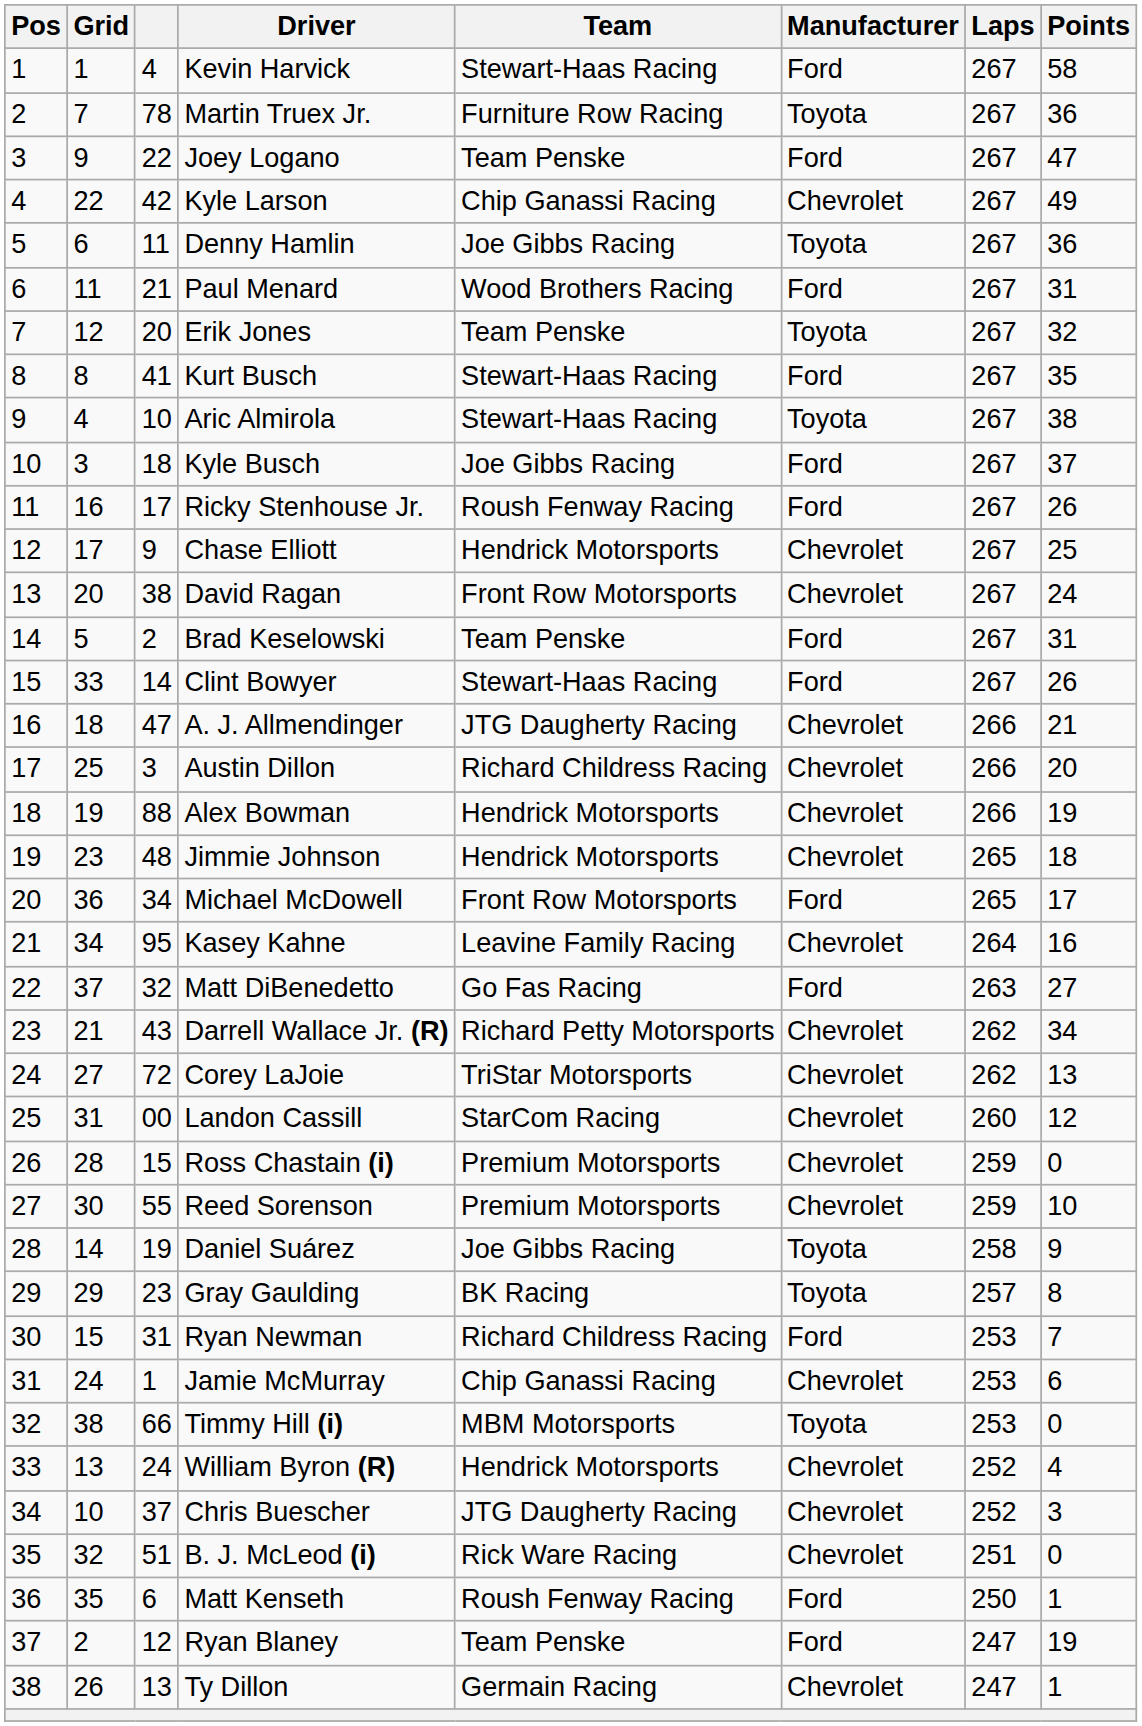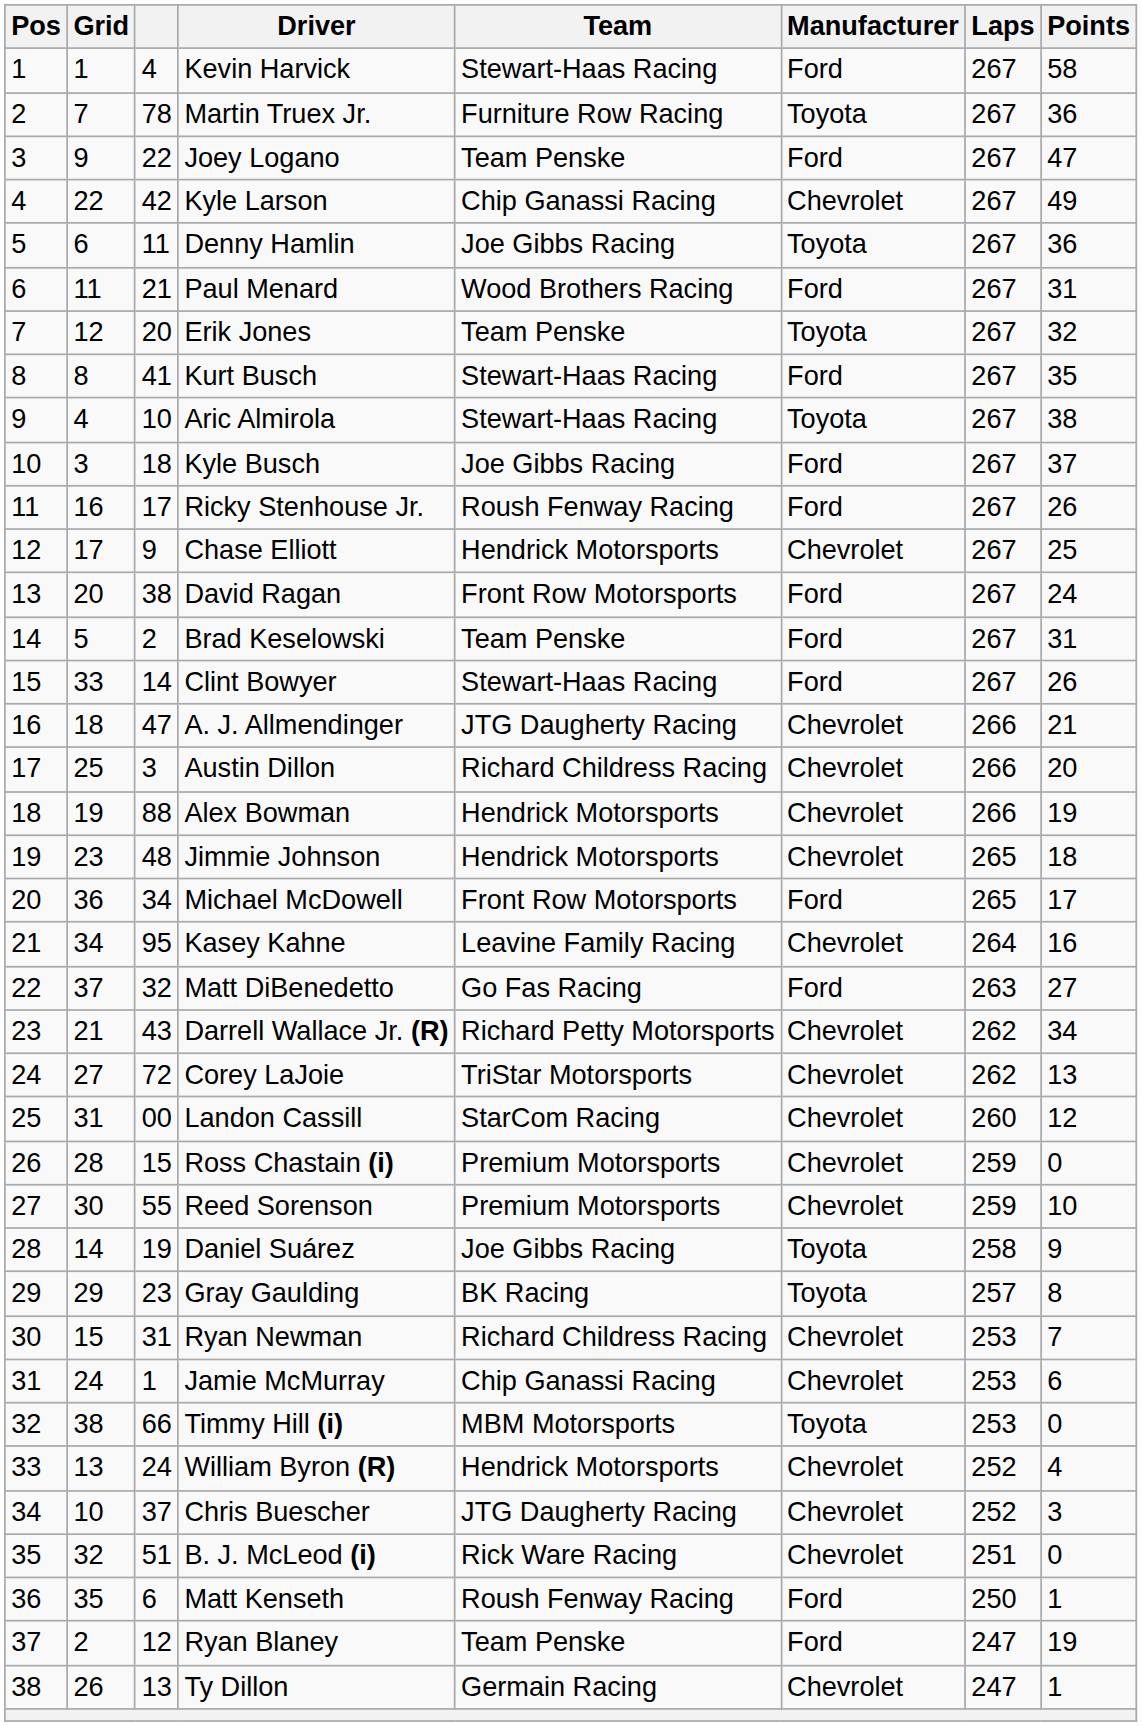(845, 593) Chevrolet -> (815, 593) Ford
(815, 1336) Ford -> (845, 1336) Chevrolet
